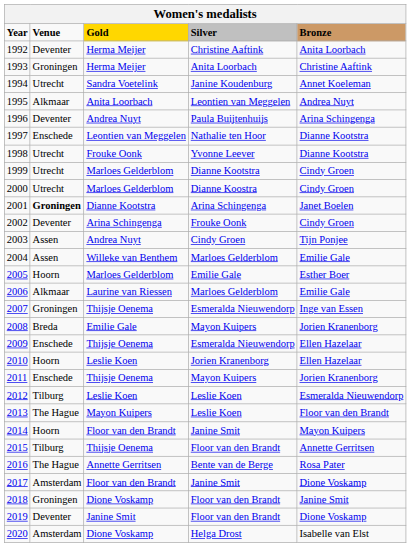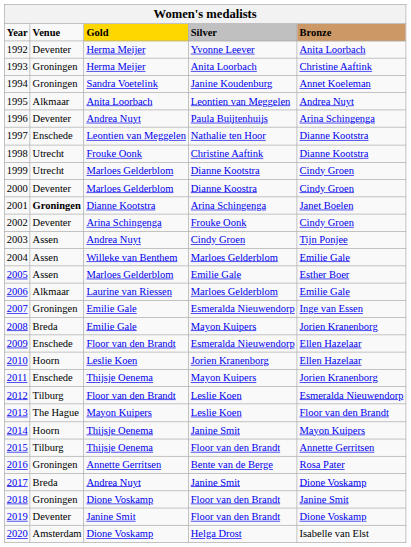(227, 49) Christine Aaftink -> (223, 49) Yvonne Leever
(48, 84) Utrecht -> (55, 84) Groningen
(223, 153) Yvonne Leever -> (227, 153) Christine Aaftink
(48, 188) Utrecht -> (52, 188) Deventer
(46, 274) Hoorn -> (45, 274) Assen
(120, 309) Thijsje Oenema -> (112, 309) Emilie Gale
(120, 343) Thijsje Oenema -> (131, 343) Floor van den Brandt
(112, 395) Leslie Koen -> (131, 395) Floor van den Brandt
(131, 430) Floor van den Brandt -> (120, 430) Thijsje Oenema
(56, 465) The Hague -> (55, 465) Groningen
(57, 482) Amsterdam -> (45, 482) Breda
(131, 482) Floor van den Brandt -> (114, 482) Andrea Nuyt
